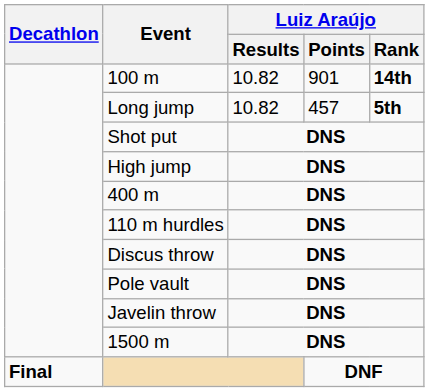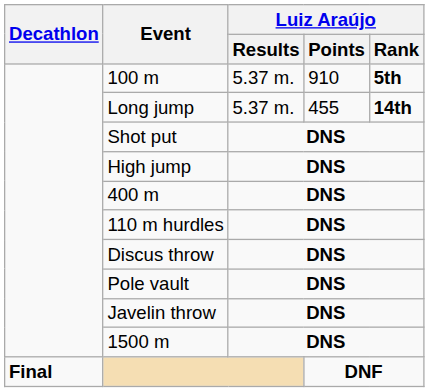(256, 78) 10.82 -> (263, 78) 5.37 m.
(324, 78) 901 -> (324, 78) 910
(393, 78) 14th -> (388, 78) 5th
(256, 108) 10.82 -> (263, 108) 5.37 m.
(324, 108) 457 -> (324, 108) 455
(388, 108) 5th -> (393, 108) 14th
